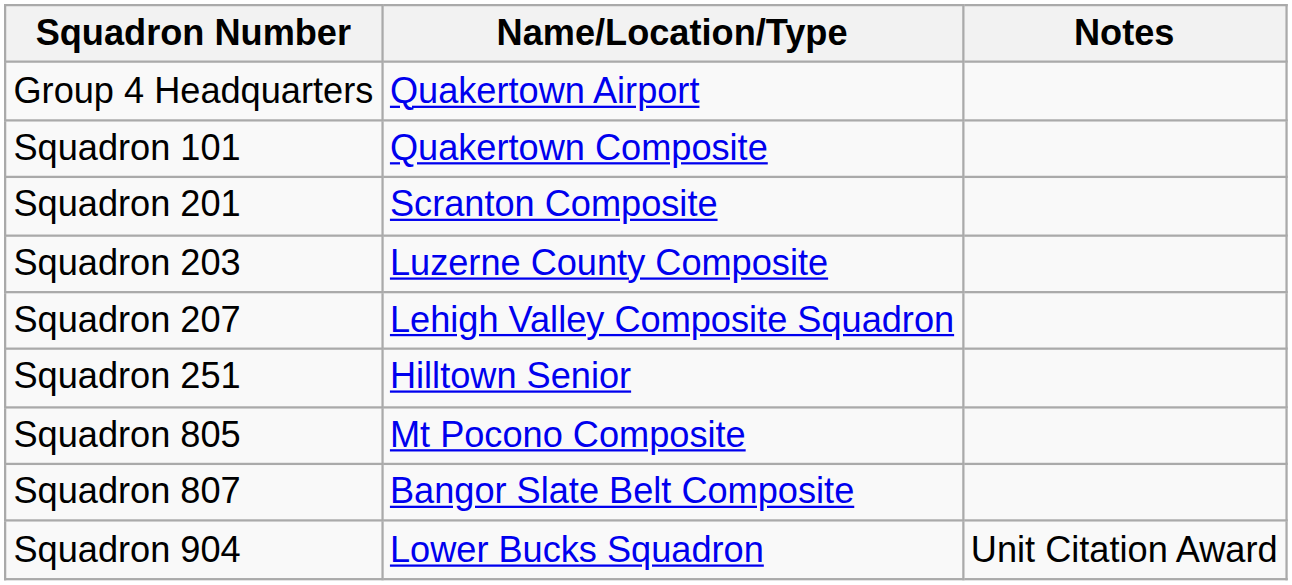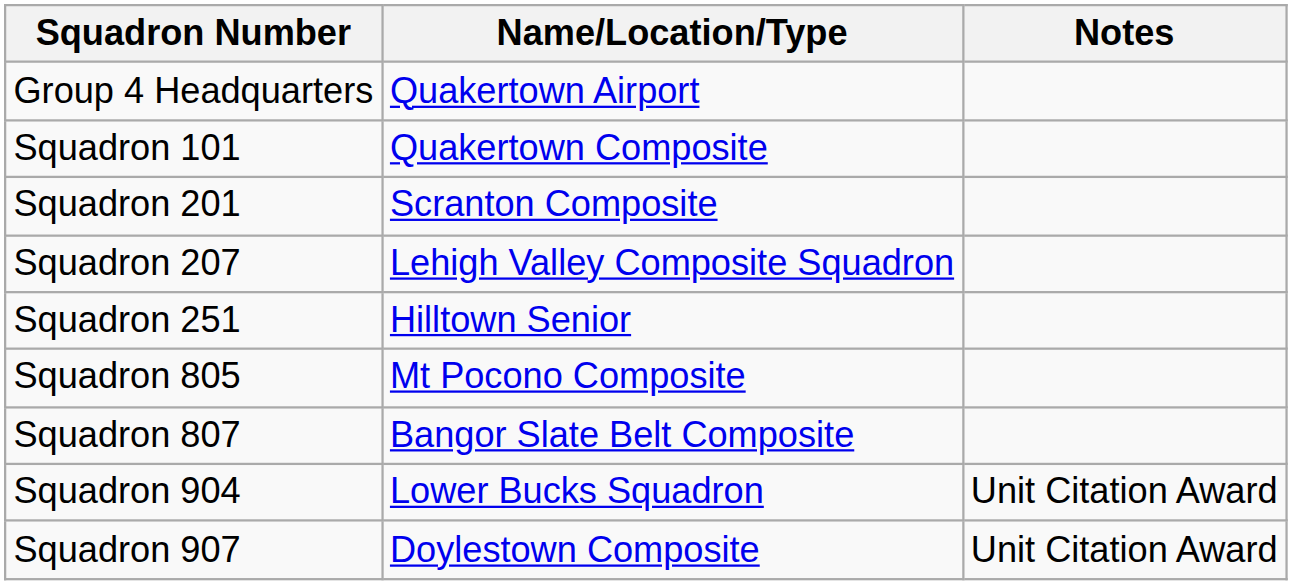- row: (127, 262)
+ row: (127, 549)
